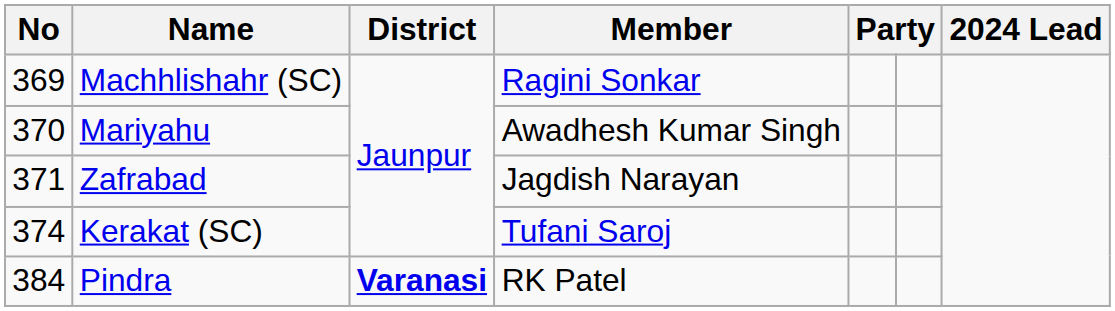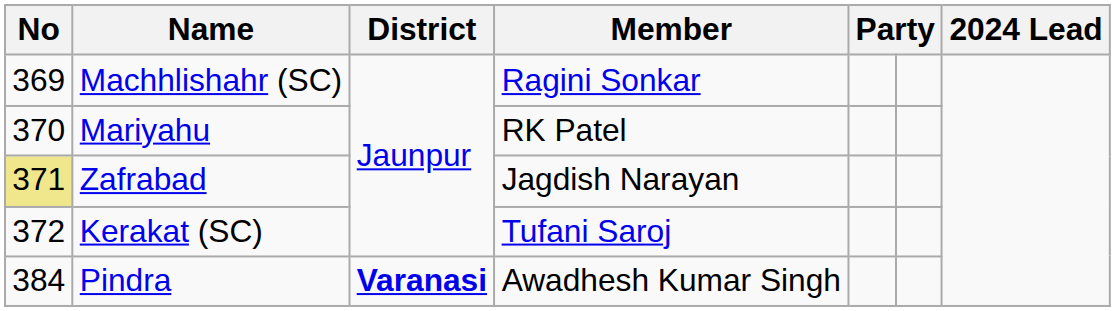(671, 130) Awadhesh Kumar Singh -> (564, 130) RK Patel
(39, 180) no background -> (39, 180) khaki background
(39, 230) 374 -> (39, 230) 372
(564, 280) RK Patel -> (671, 280) Awadhesh Kumar Singh
